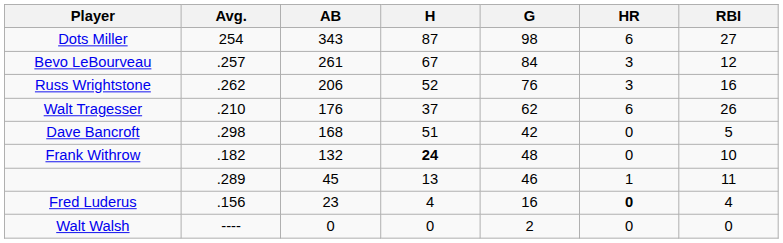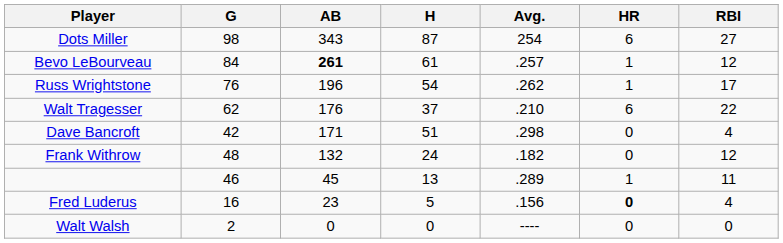columns swapped: (530, 16) <-> (231, 16)
(331, 62) normal -> (331, 62) bold
(430, 62) 67 -> (430, 62) 61
(629, 62) 3 -> (629, 62) 1
(331, 86) 206 -> (331, 86) 196
(430, 86) 52 -> (430, 86) 54
(629, 86) 3 -> (629, 86) 1
(729, 86) 16 -> (729, 86) 17
(729, 109) 26 -> (729, 109) 22
(331, 132) 168 -> (331, 132) 171
(729, 132) 5 -> (729, 132) 4
(430, 156) bold -> (430, 156) normal
(729, 156) 10 -> (729, 156) 12
(430, 202) 4 -> (430, 202) 5
